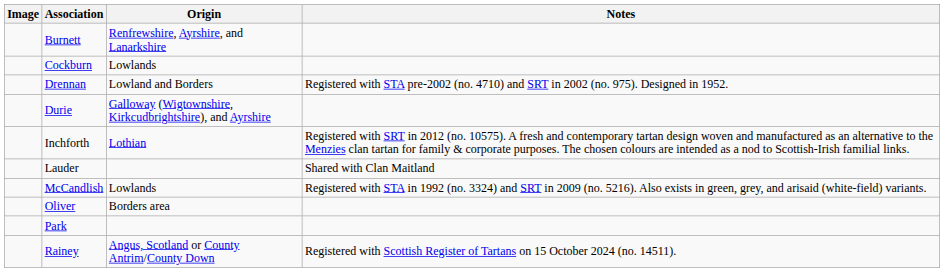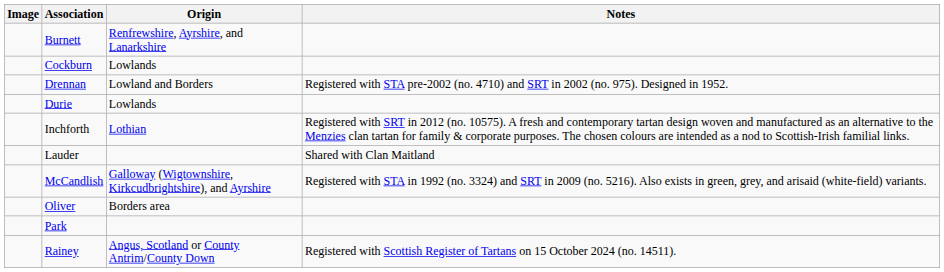(190, 110) Galloway (Wigtownshire, Kirkcudbrightshire), and Ayrshire -> (133, 103) Lowlands
(133, 187) Lowlands -> (190, 180) Galloway (Wigtownshire, Kirkcudbrightshire), and Ayrshire
